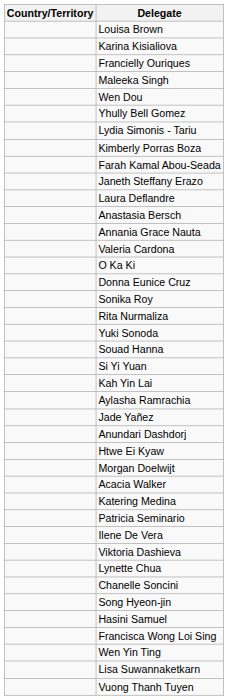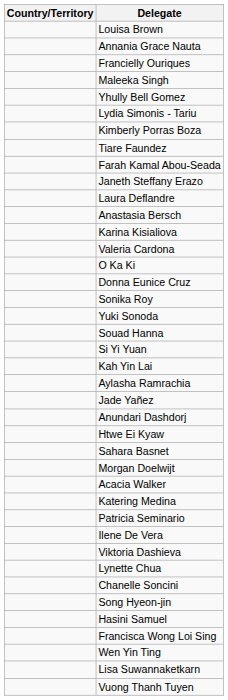rows swapped: (138, 47) <-> (150, 232)
- row: (120, 97)
+ row: (132, 148)
- row: (133, 316)
+ row: (134, 451)
